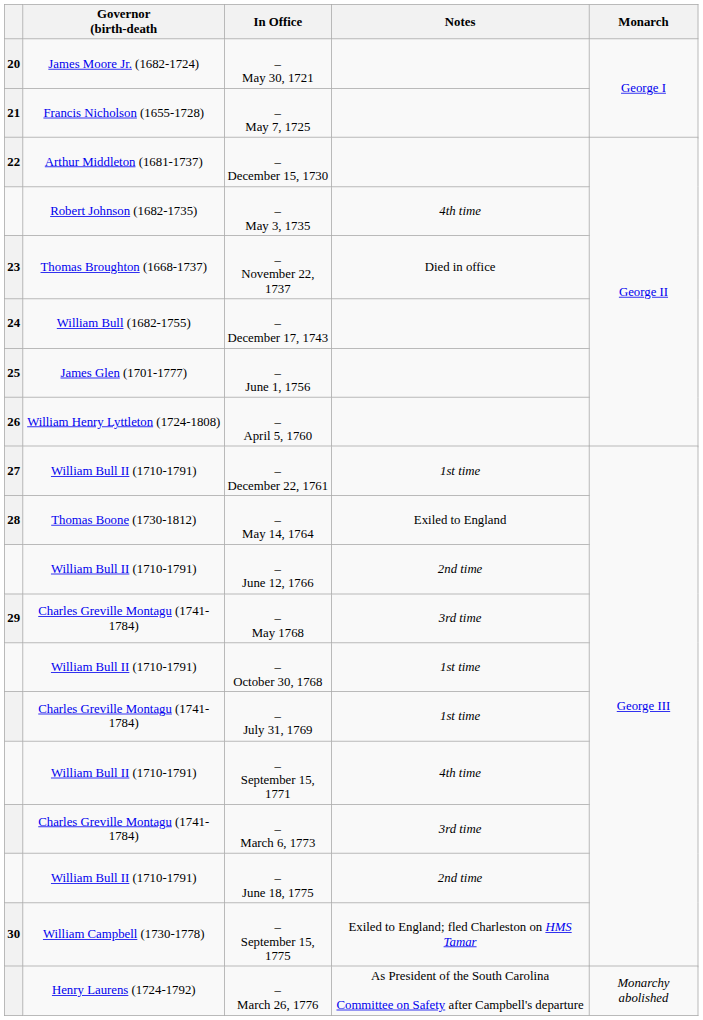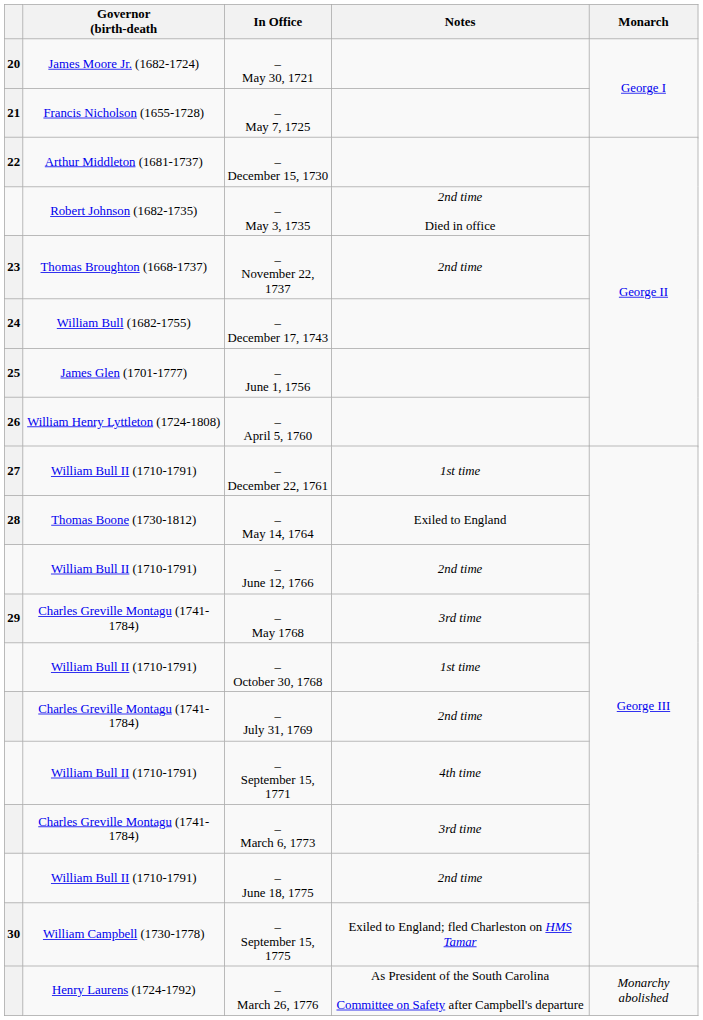(460, 211) 4th time -> (460, 211) 2nd time Died in office
(460, 267) Died in office -> (460, 267) 2nd time
(460, 716) 1st time -> (460, 716) 2nd time
